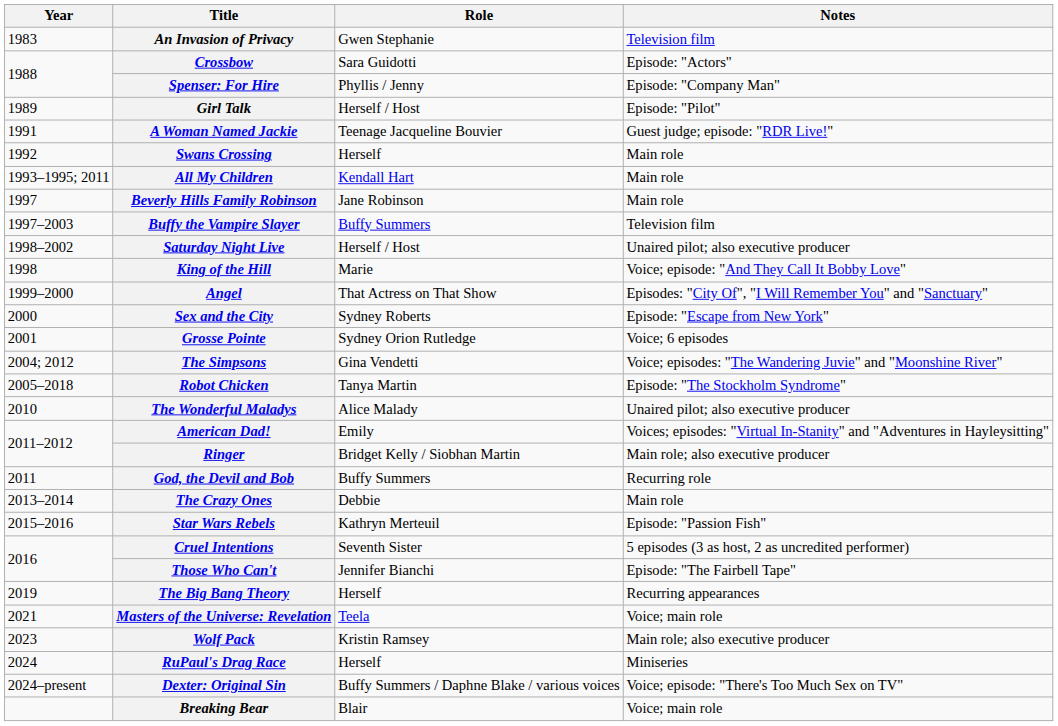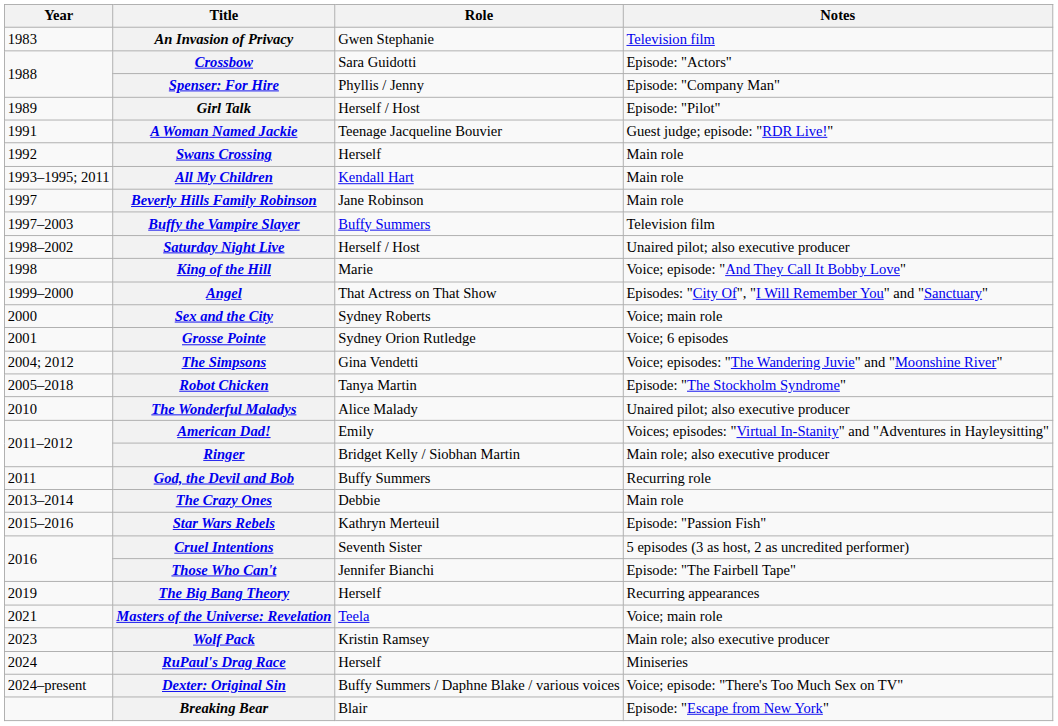(728, 316) Episode: "Escape from New York" -> (674, 316) Voice; main role
(674, 708) Voice; main role -> (728, 708) Episode: "Escape from New York"
